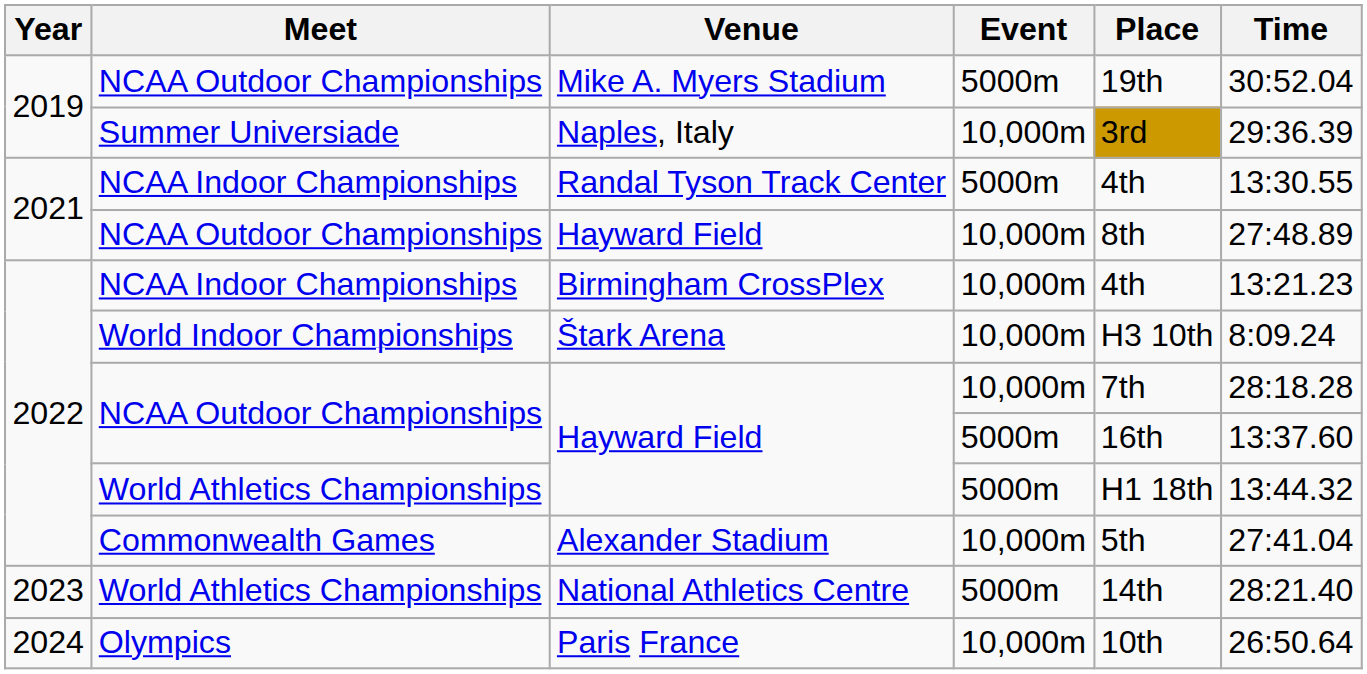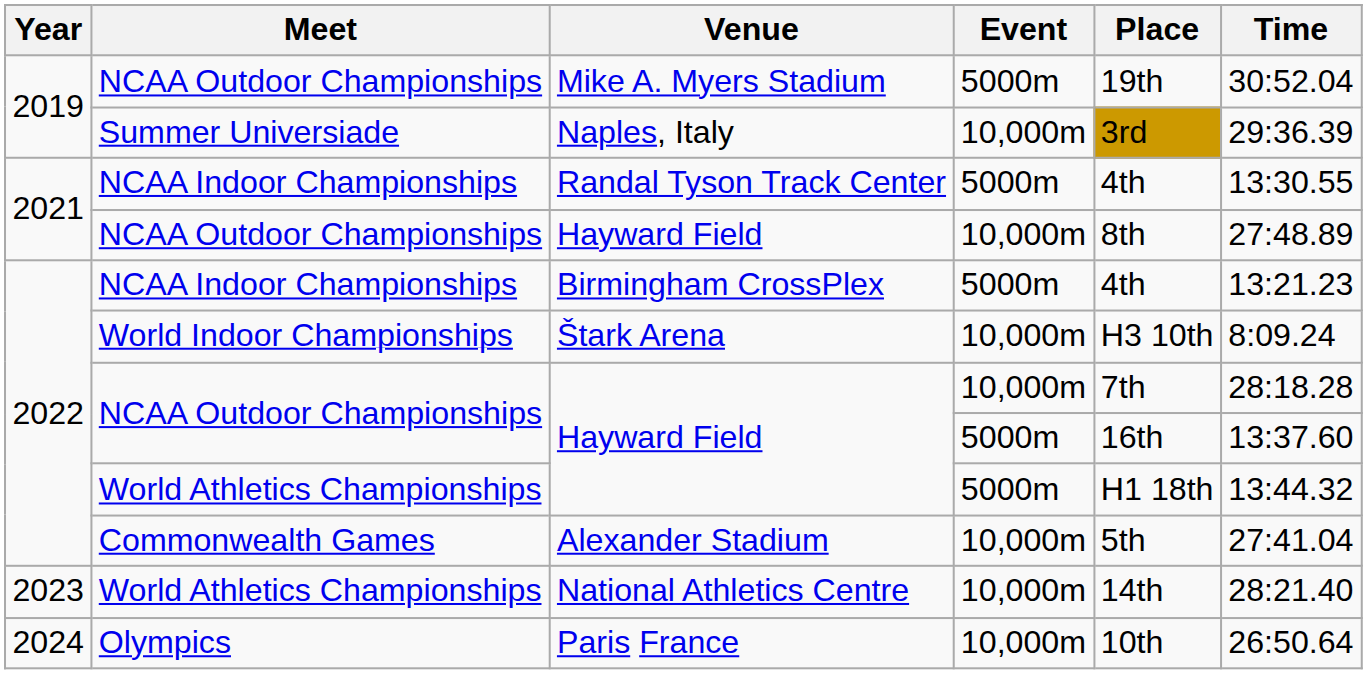(1023, 285) 10,000m -> (1010, 285) 5000m
(1010, 591) 5000m -> (1023, 591) 10,000m
